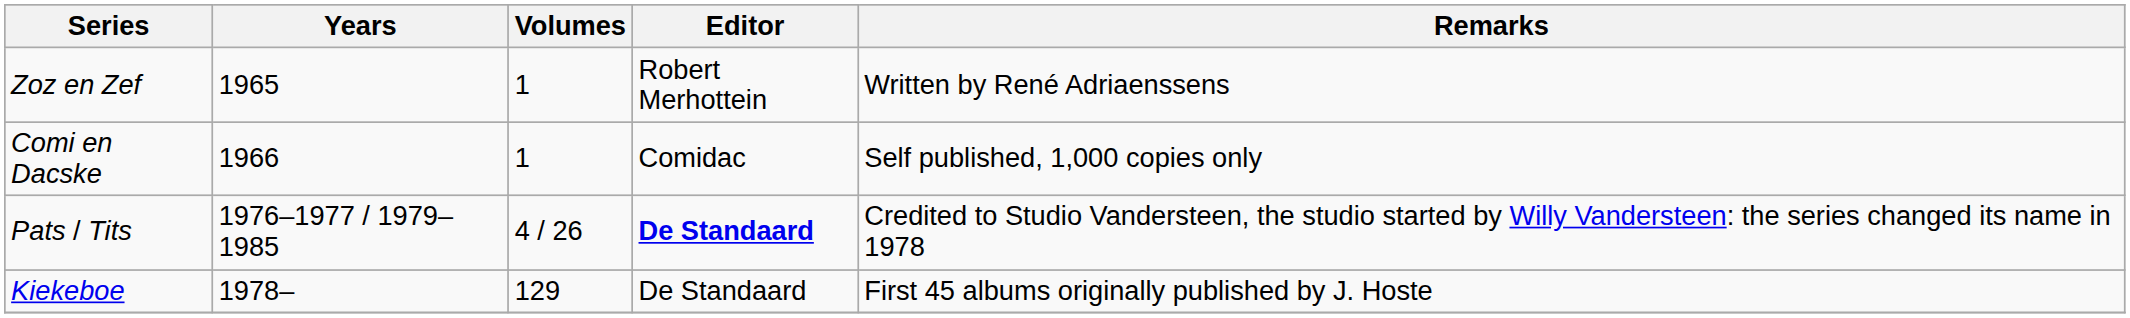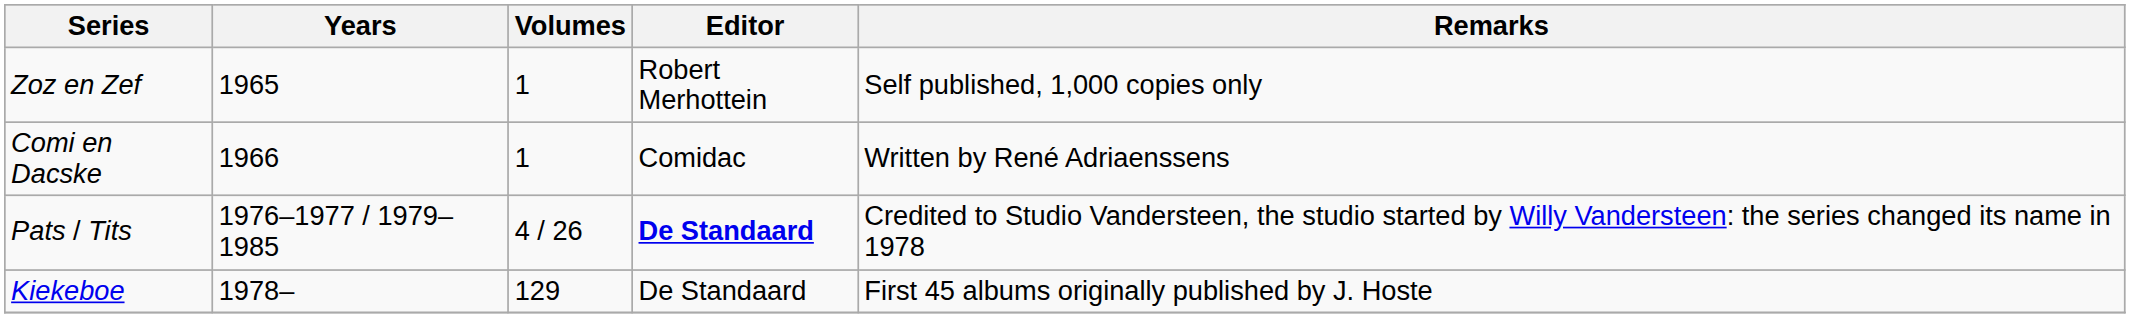(1047, 84) Written by René Adriaenssens -> (1063, 84) Self published, 1,000 copies only
(1063, 158) Self published, 1,000 copies only -> (1047, 158) Written by René Adriaenssens
